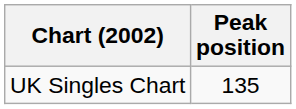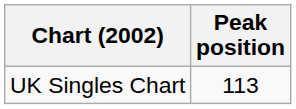(240, 84) 135 -> (240, 84) 113
